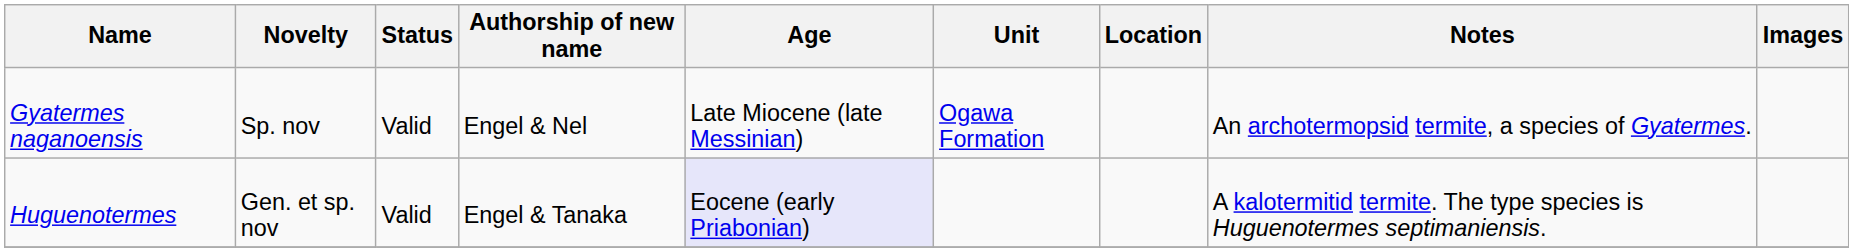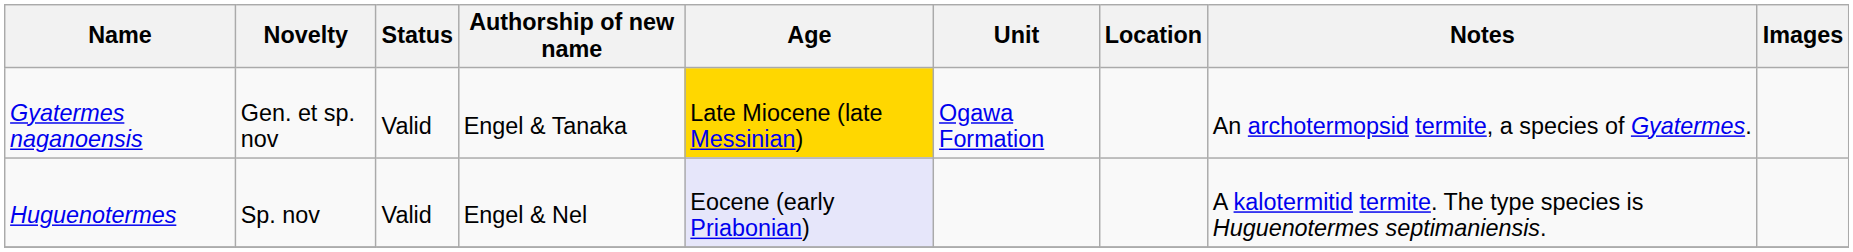(280, 125) Sp. nov -> (298, 125) Gen. et sp. nov
(525, 125) Engel & Nel -> (545, 125) Engel & Tanaka
(786, 125) no background -> (786, 125) gold background
(298, 215) Gen. et sp. nov -> (280, 215) Sp. nov
(545, 215) Engel & Tanaka -> (525, 215) Engel & Nel
